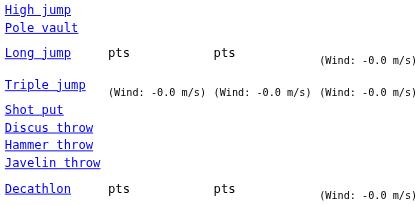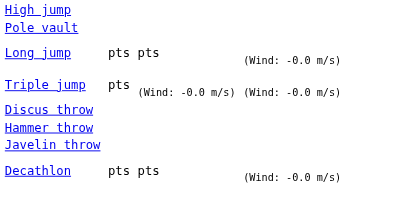(157, 93) (Wind: -0.0 m/s) -> (119, 85) pts
- row: (34, 110)
